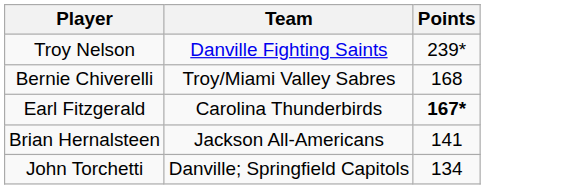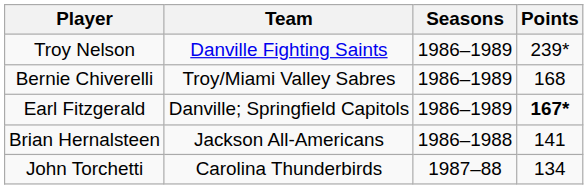+ column: (465, 19)
(289, 109) Carolina Thunderbirds -> (289, 109) Danville; Springfield Capitols
(289, 169) Danville; Springfield Capitols -> (289, 169) Carolina Thunderbirds
